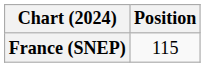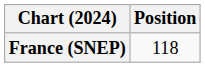(165, 47) 115 -> (165, 47) 118
